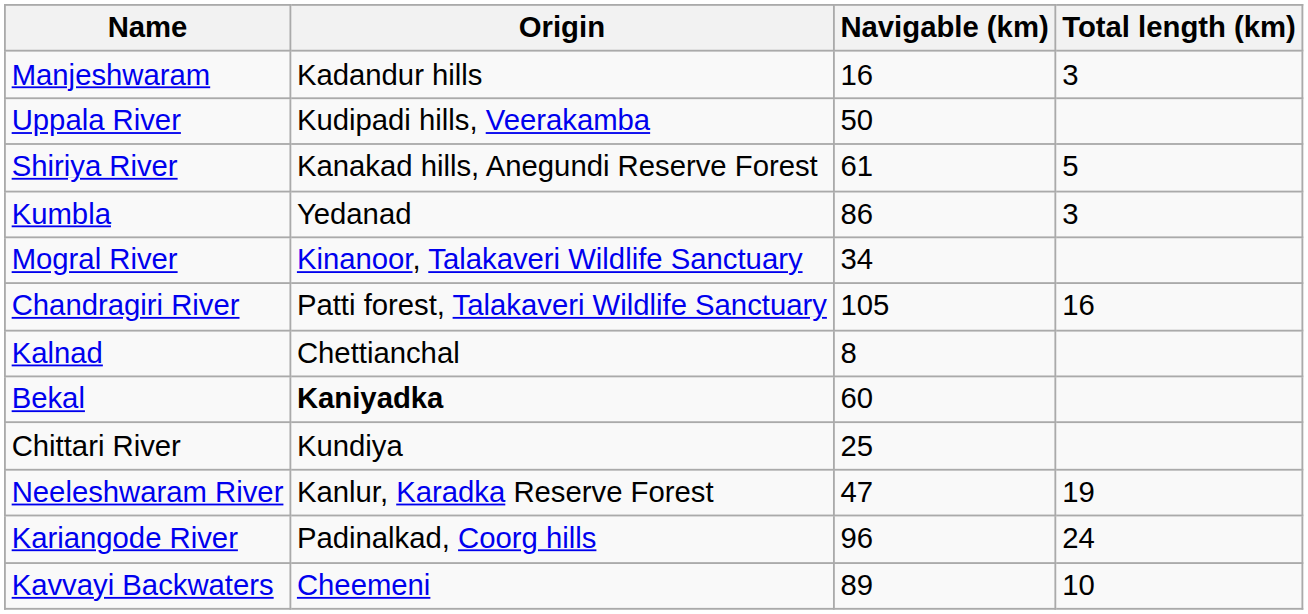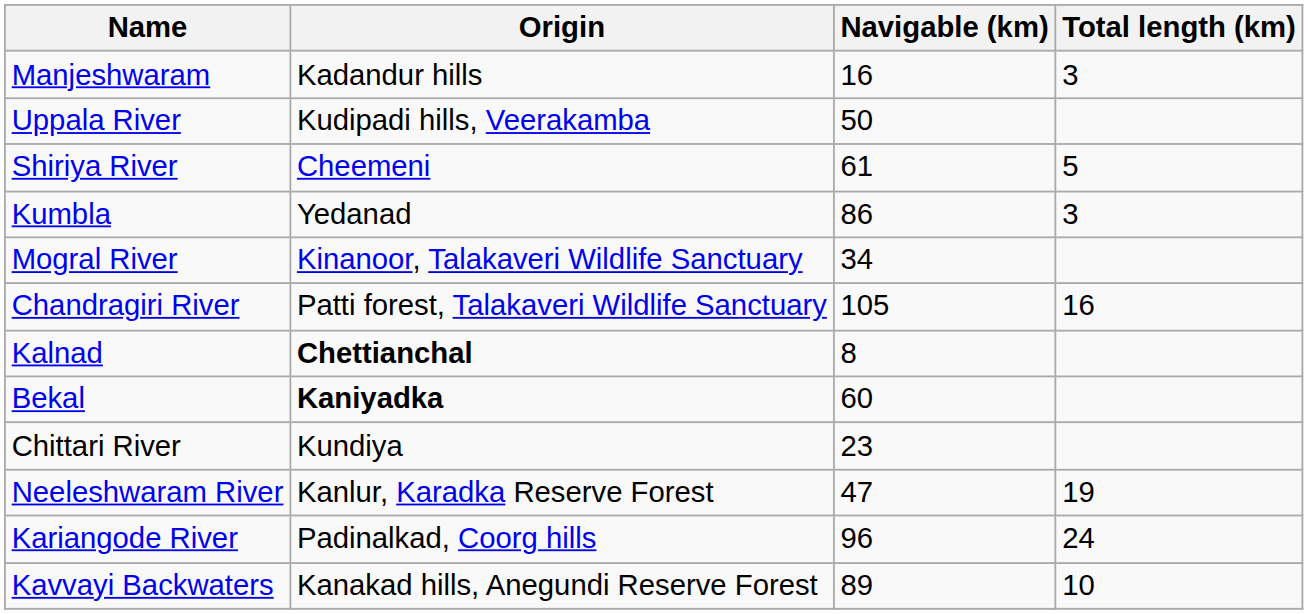(557, 167) Kanakad hills, Anegundi Reserve Forest -> (364, 167) Cheemeni
(378, 352) normal -> (385, 352) bold
(857, 445) 25 -> (857, 445) 23
(364, 584) Cheemeni -> (557, 584) Kanakad hills, Anegundi Reserve Forest
